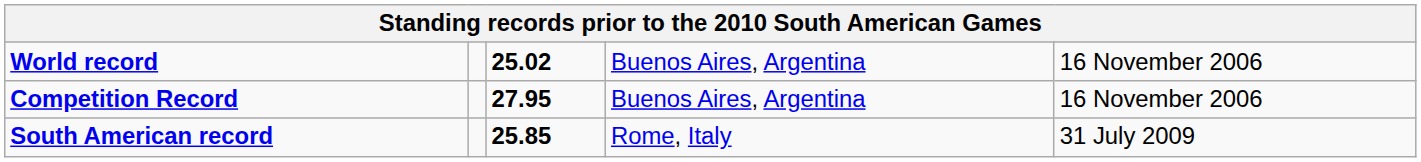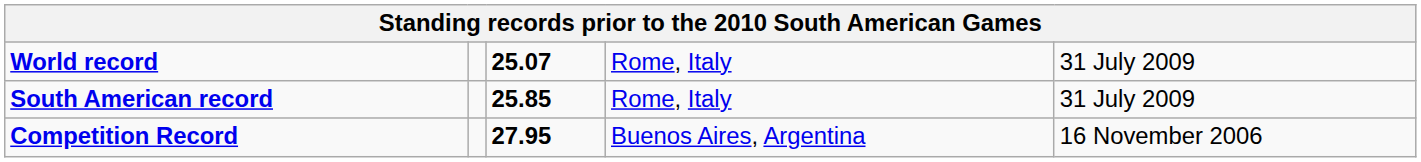(521, 61) 25.02 -> (521, 61) 25.07
(738, 61) Buenos Aires, Argentina -> (671, 61) Rome, Italy
(1161, 61) 16 November 2006 -> (1127, 61) 31 July 2009
rows swapped: (124, 99) <-> (142, 136)
